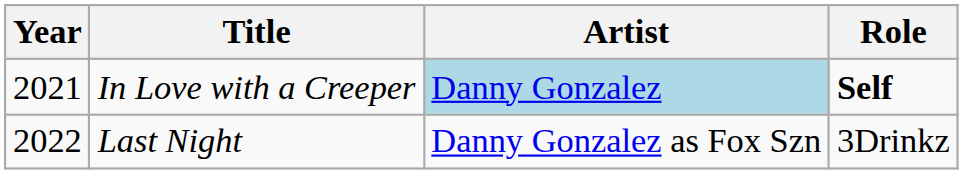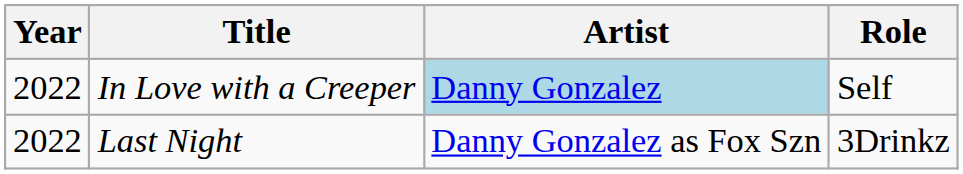(47, 86) 2021 -> (47, 86) 2022
(865, 86) bold -> (865, 86) normal
